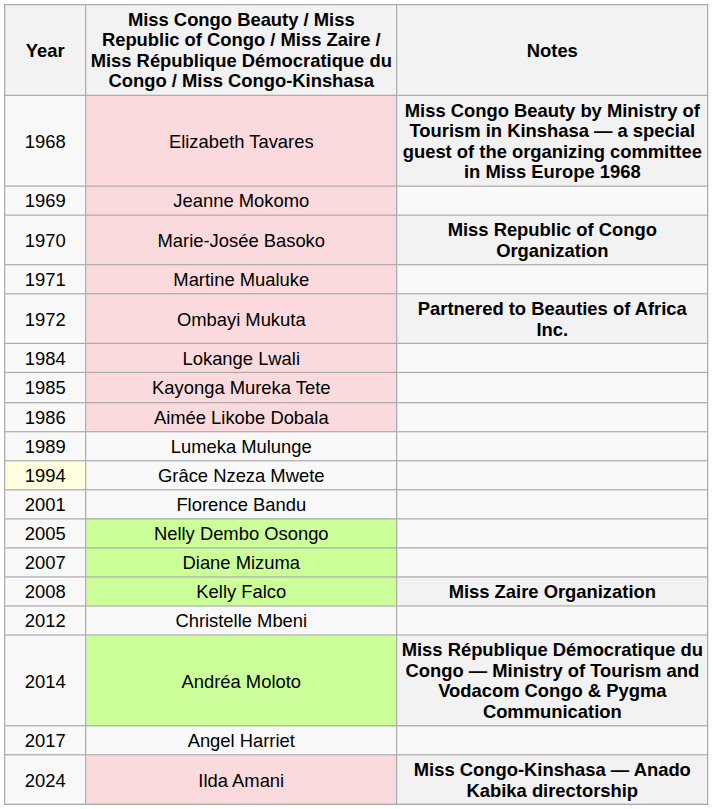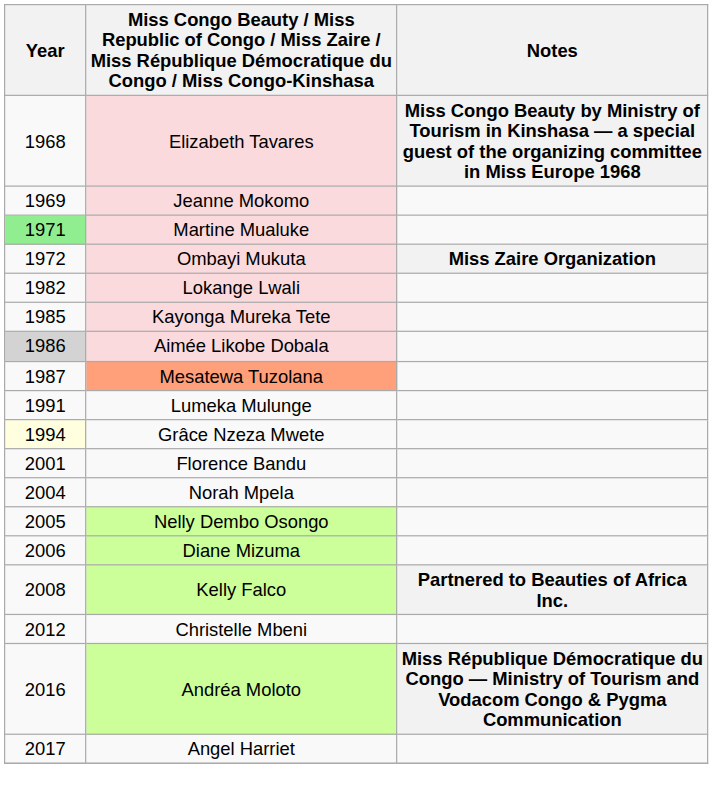- row: (241, 240)
(45, 280) no background -> (45, 230) lightgreen background
(552, 319) Partnered to Beauties of Africa Inc. -> (552, 259) Miss Zaire Organization
(45, 359) 1984 -> (45, 288) 1982
(45, 417) no background -> (45, 347) lightgrey background
+ row: (241, 376)
(45, 446) 1989 -> (45, 405) 1991
+ row: (241, 492)
(45, 562) 2007 -> (45, 550) 2006
(552, 592) Miss Zaire Organization -> (552, 590) Partnered to Beauties of Africa Inc.
(45, 681) 2014 -> (45, 689) 2016
- row: (241, 780)
